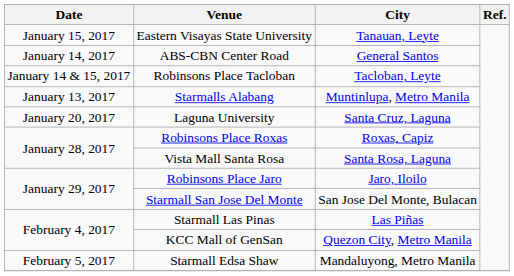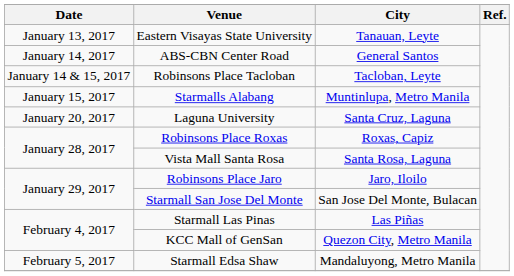(69, 35) January 15, 2017 -> (69, 35) January 13, 2017
(69, 97) January 13, 2017 -> (69, 97) January 15, 2017
